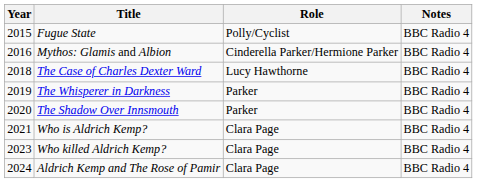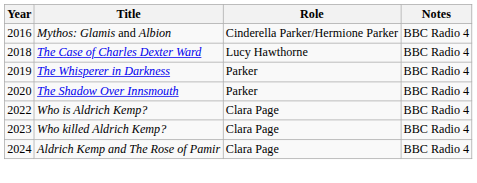- row: (66, 33)
(19, 129) 2021 -> (19, 110) 2022
